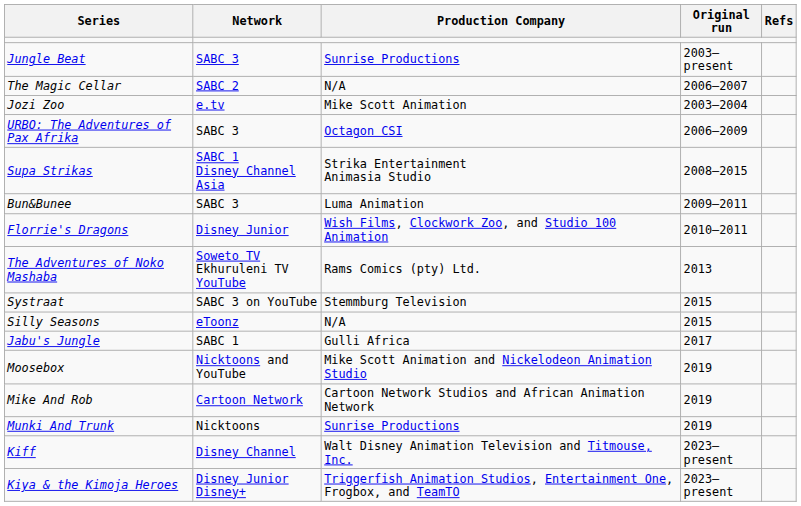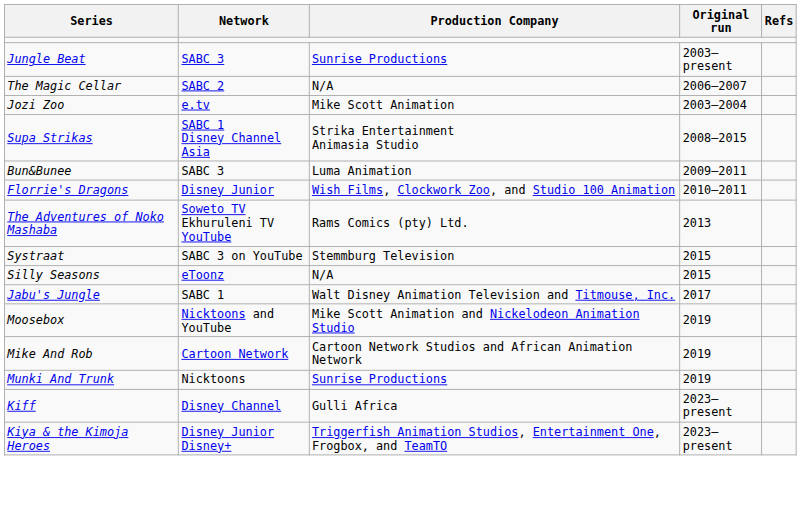- row: (89, 131)
(367, 341) Gulli Africa -> (494, 294) Walt Disney Animation Television and Titmouse, Inc.
(488, 452) Walt Disney Animation Television and Titmouse, Inc. -> (355, 406) Gulli Africa
